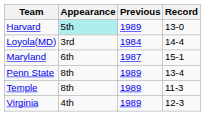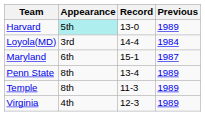columns swapped: (140, 12) <-> (181, 12)
